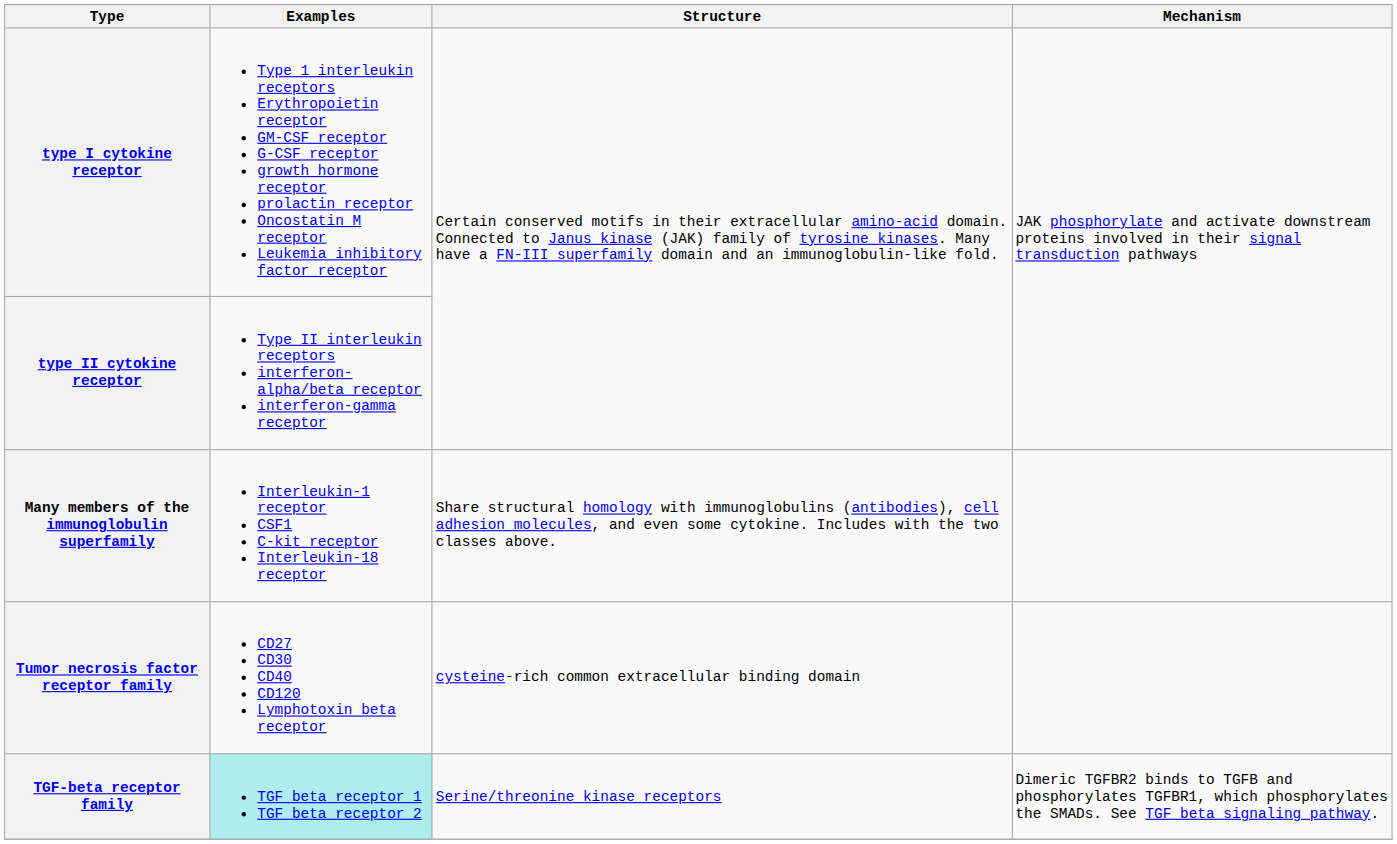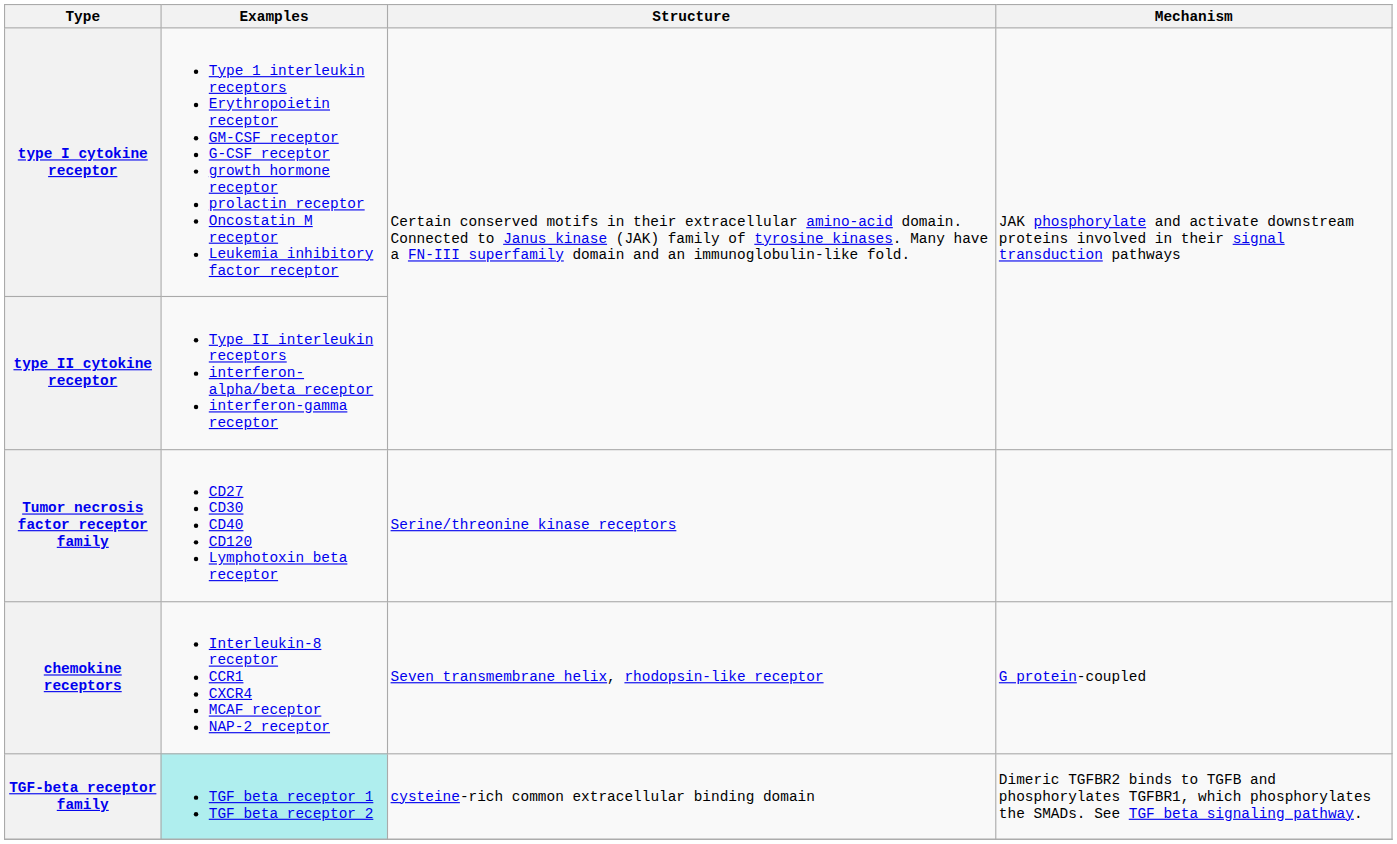- row: (107, 525)
(648, 678) cysteine-rich common extracellular binding domain -> (533, 525) Serine/threonine kinase receptors
+ row: (83, 678)
(579, 797) Serine/threonine kinase receptors -> (603, 797) cysteine-rich common extracellular binding domain
